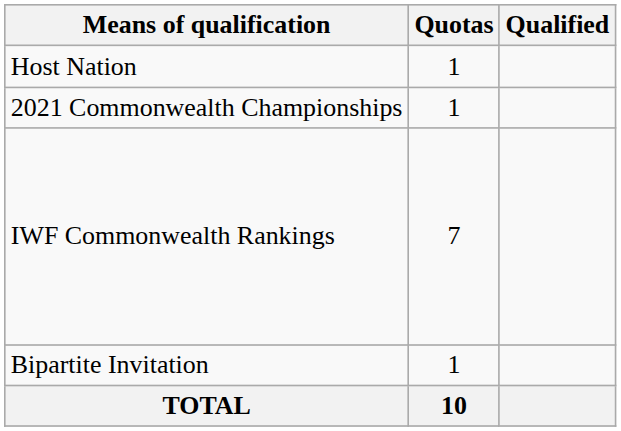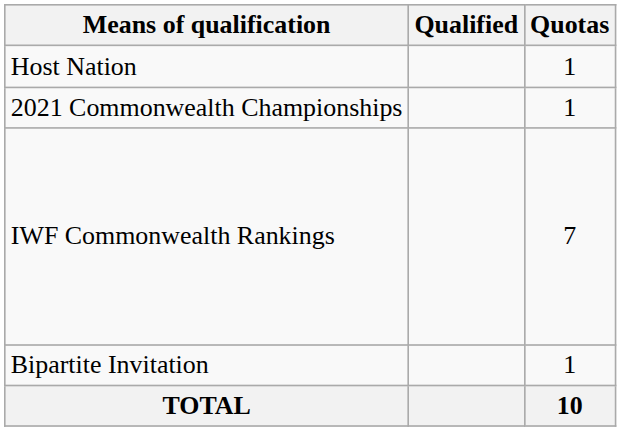columns swapped: (454, 25) <-> (557, 25)
